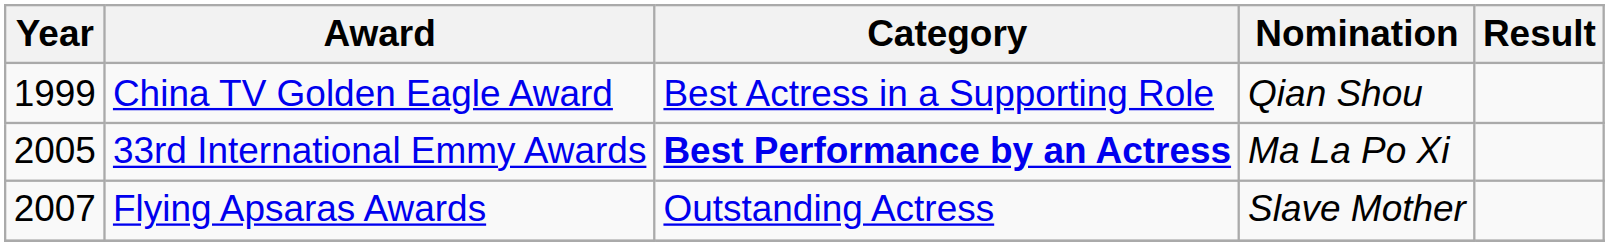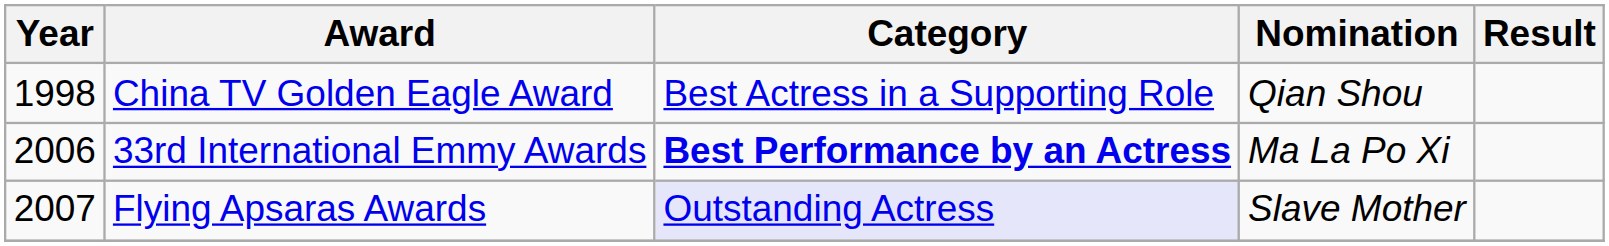(55, 92) 1999 -> (55, 92) 1998
(55, 151) 2005 -> (55, 151) 2006
(829, 209) no background -> (829, 209) lavender background
